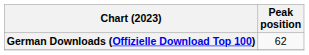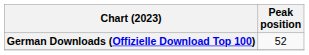(281, 41) 62 -> (281, 41) 52
